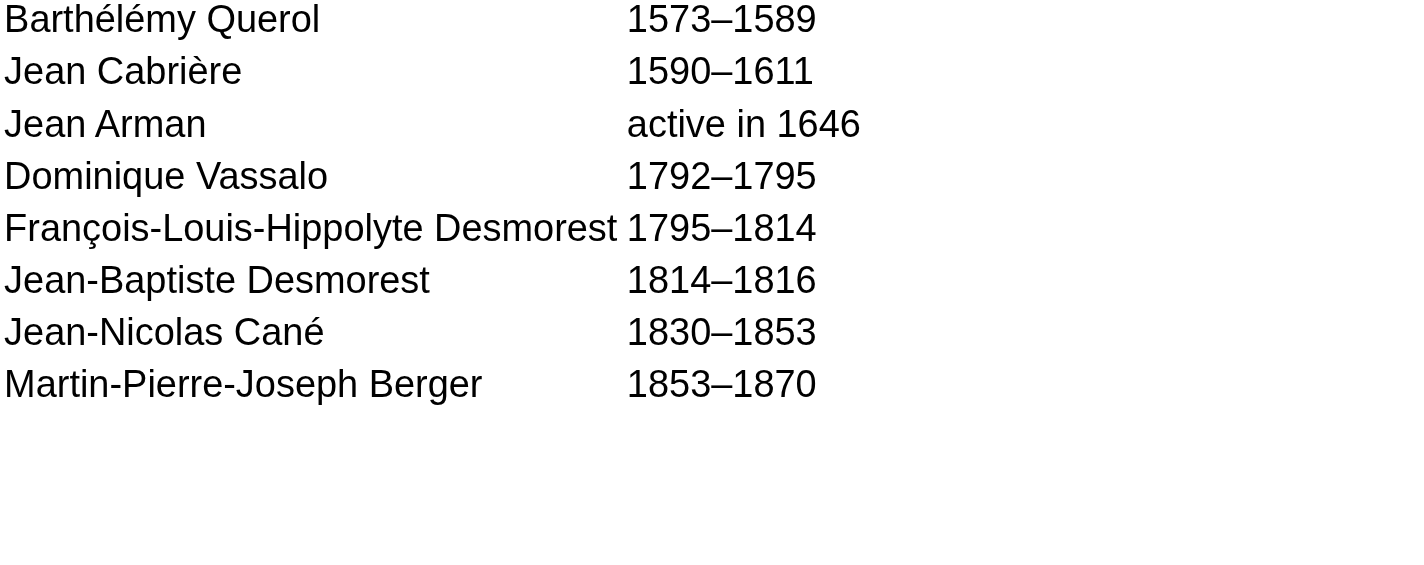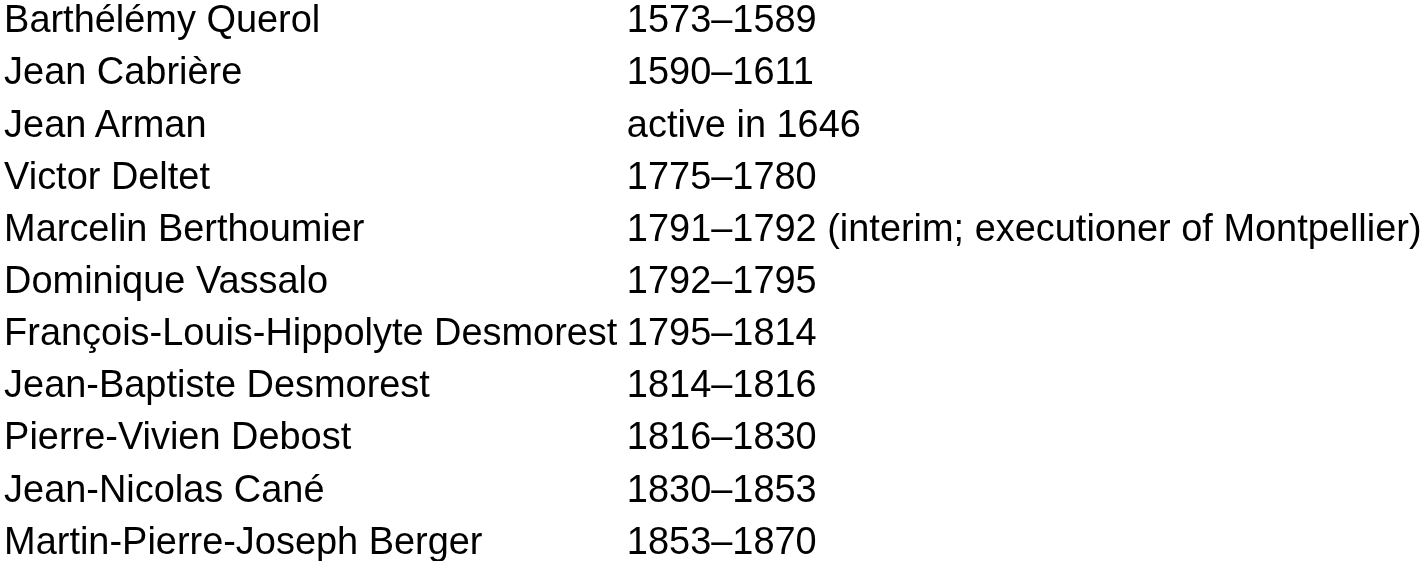+ row: (107, 176)
+ row: (184, 228)
+ row: (178, 436)
